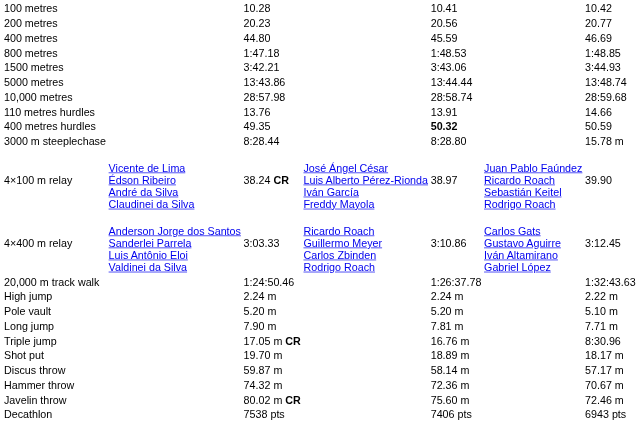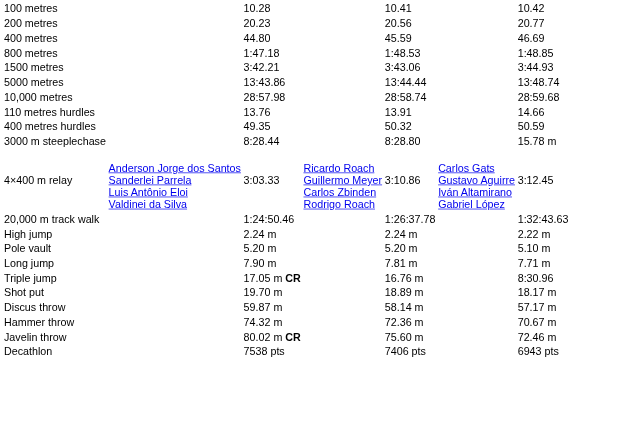(444, 127) bold -> (398, 127) normal
- row: (38, 180)
